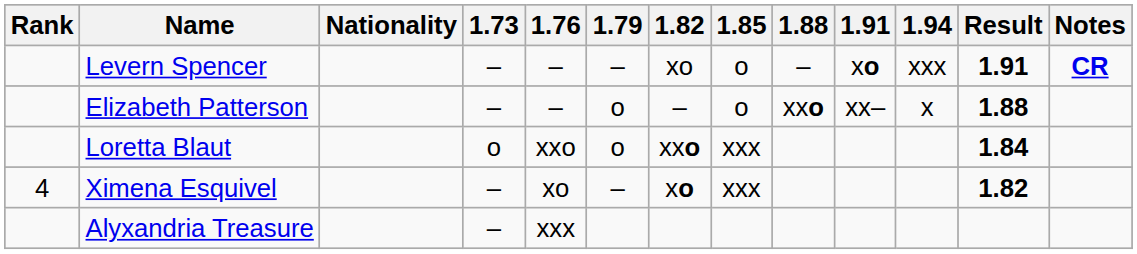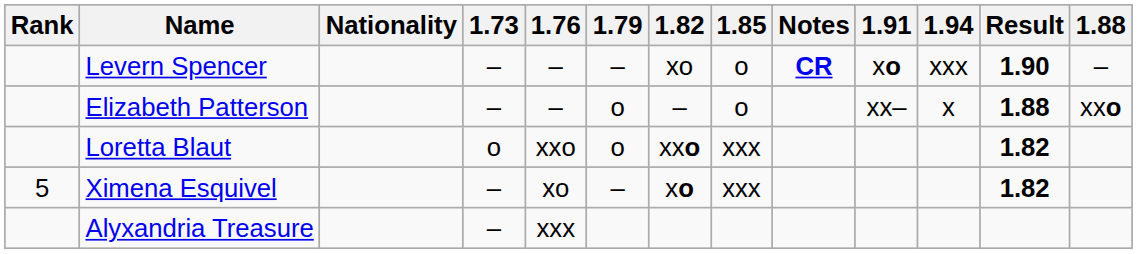columns swapped: (803, 25) <-> (1090, 25)
(1003, 66) 1.91 -> (1025, 66) 1.90
(1003, 147) 1.84 -> (1025, 147) 1.82
(42, 188) 4 -> (42, 188) 5
